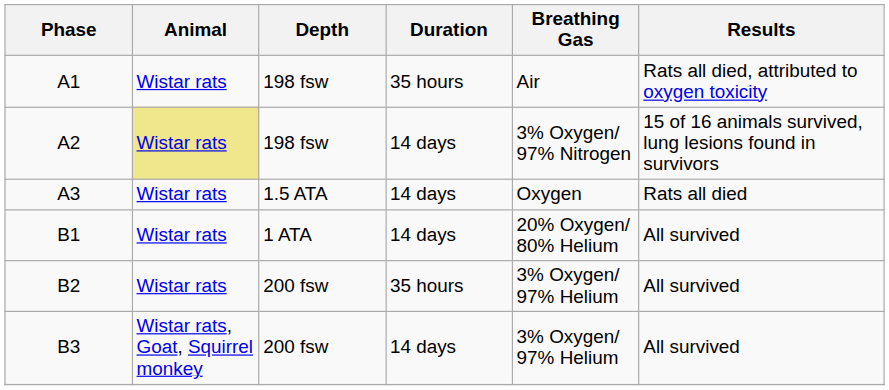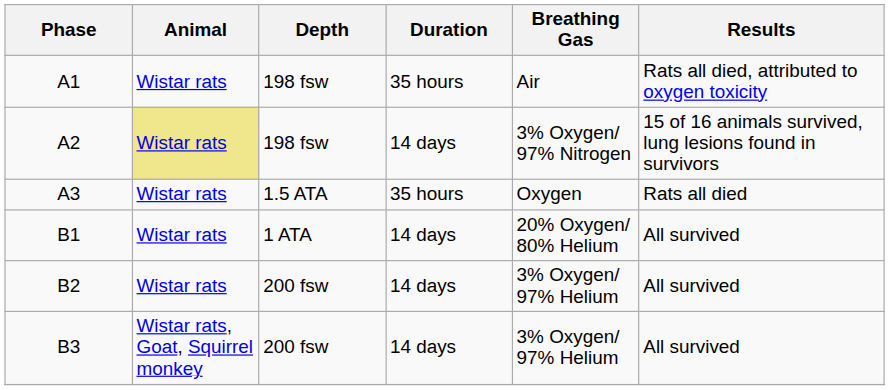(423, 194) 14 days -> (427, 194) 35 hours
(427, 286) 35 hours -> (423, 286) 14 days
